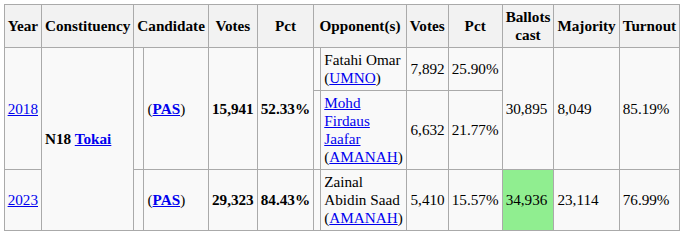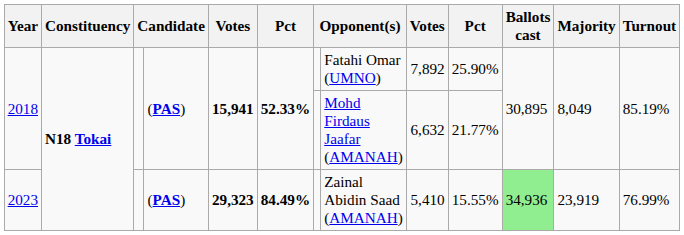(285, 200) 84.43% -> (285, 200) 84.49%
(475, 200) 15.57% -> (475, 200) 15.55%
(578, 200) 23,114 -> (578, 200) 23,919
